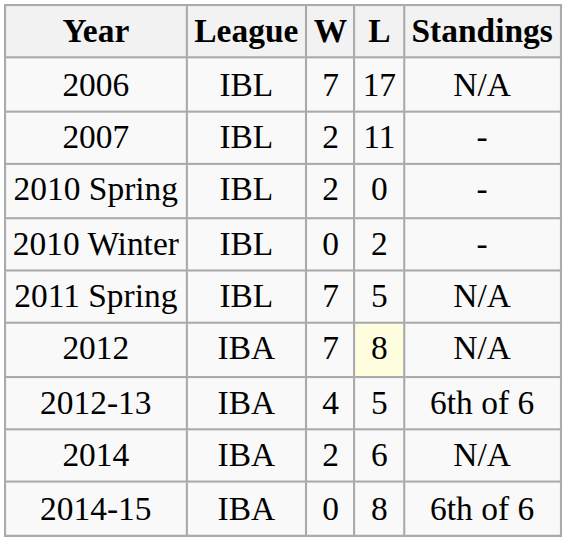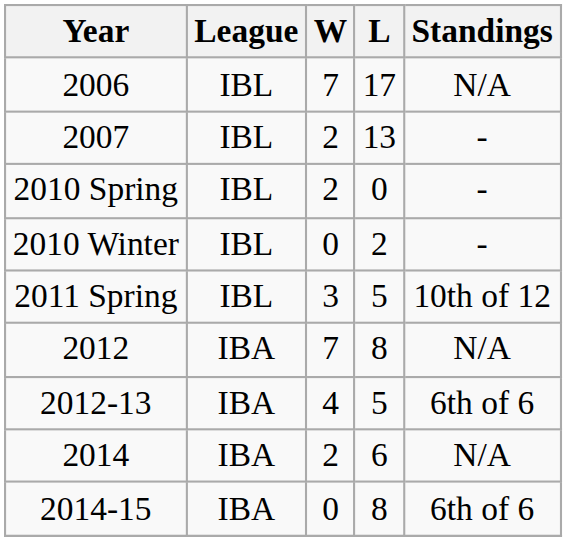(379, 137) 11 -> (379, 137) 13
(330, 296) 7 -> (330, 296) 3
(482, 296) N/A -> (482, 296) 10th of 12
(379, 349) lightyellow background -> (379, 349) no background
